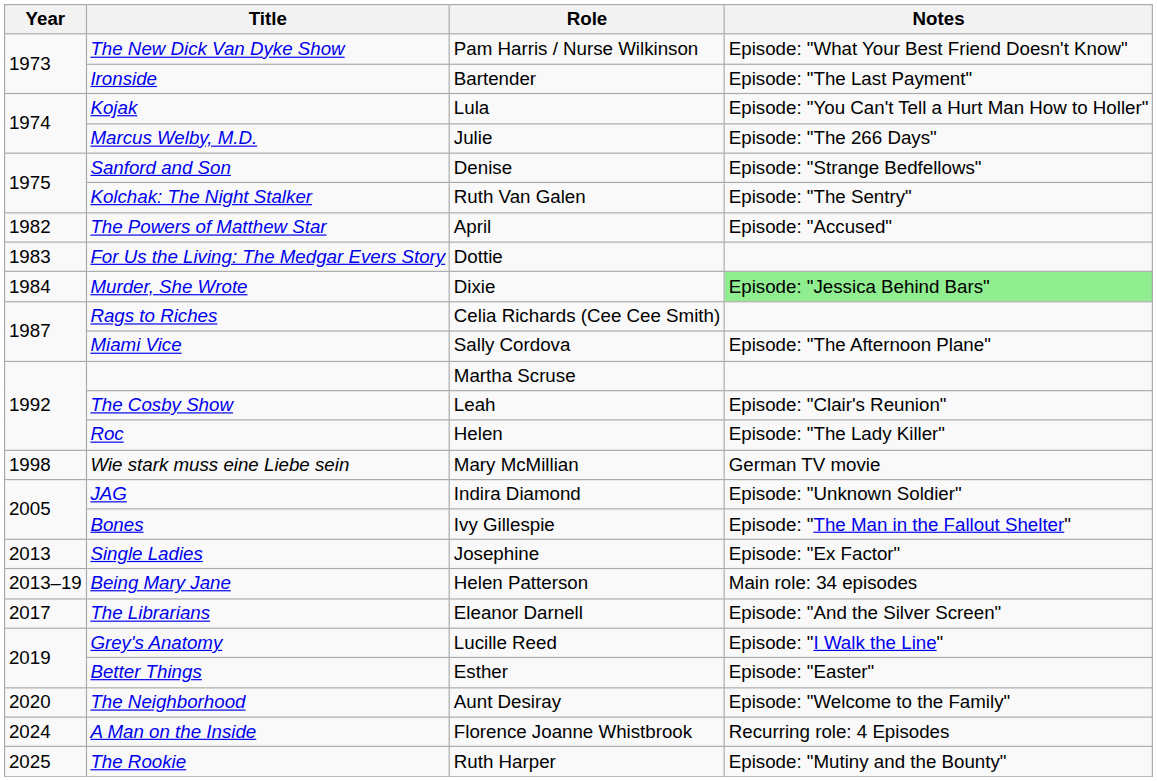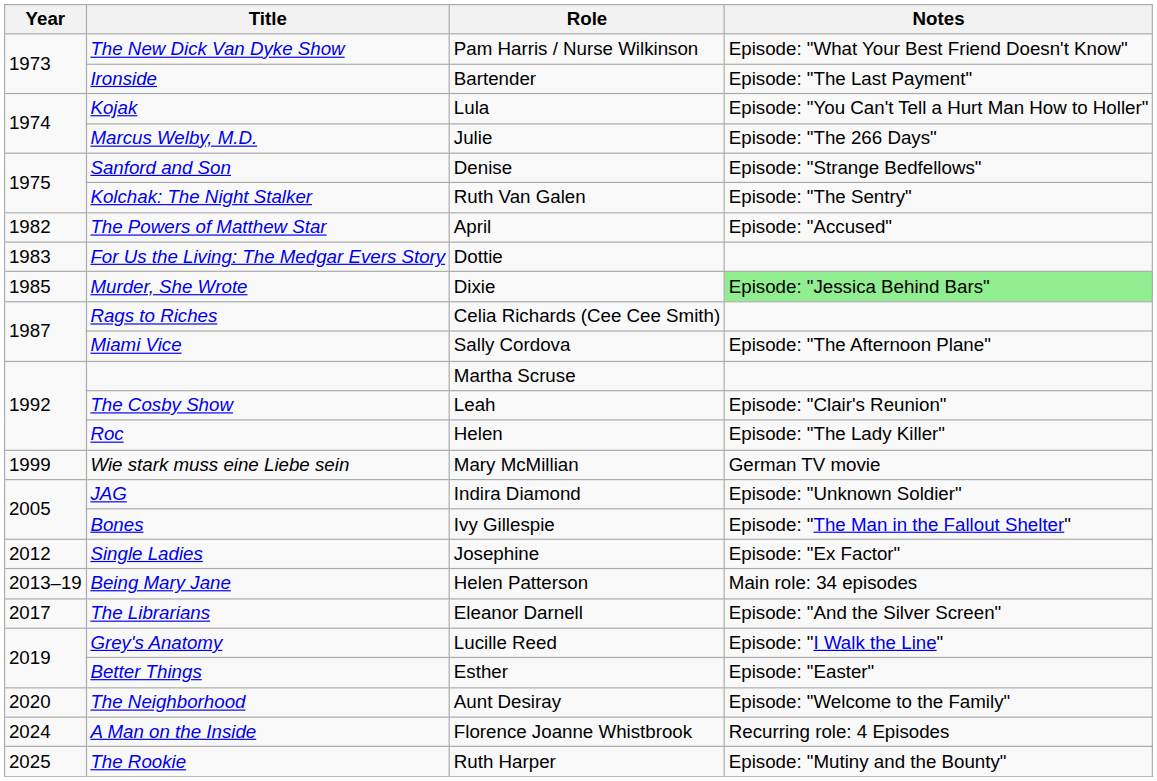(30, 286) 1984 -> (30, 286) 1985
(30, 464) 1998 -> (30, 464) 1999
(30, 553) 2013 -> (30, 553) 2012
